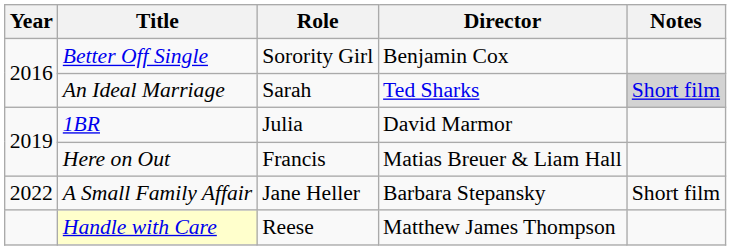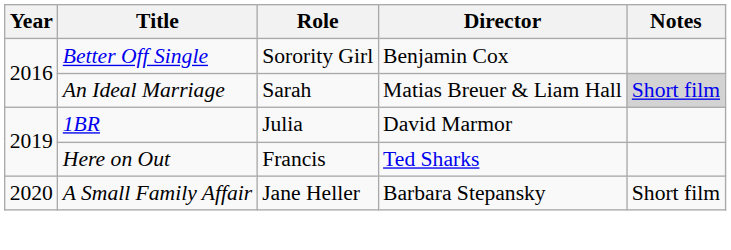(431, 90) Ted Sharks -> (502, 90) Matias Breuer & Liam Hall
(502, 158) Matias Breuer & Liam Hall -> (431, 158) Ted Sharks
(31, 192) 2022 -> (31, 192) 2020
- row: (140, 227)
